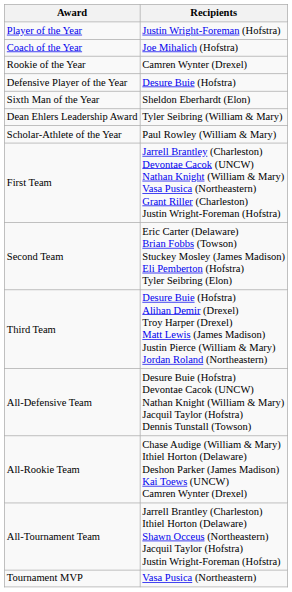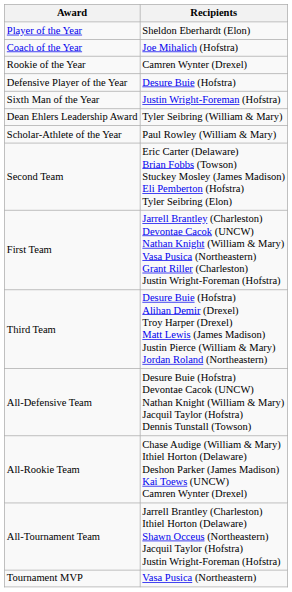(211, 30) Justin Wright-Foreman (Hofstra) -> (196, 30) Sheldon Eberhardt (Elon)
(196, 100) Sheldon Eberhardt (Elon) -> (211, 100) Justin Wright-Foreman (Hofstra)
rows swapped: (29, 183) <-> (35, 256)
